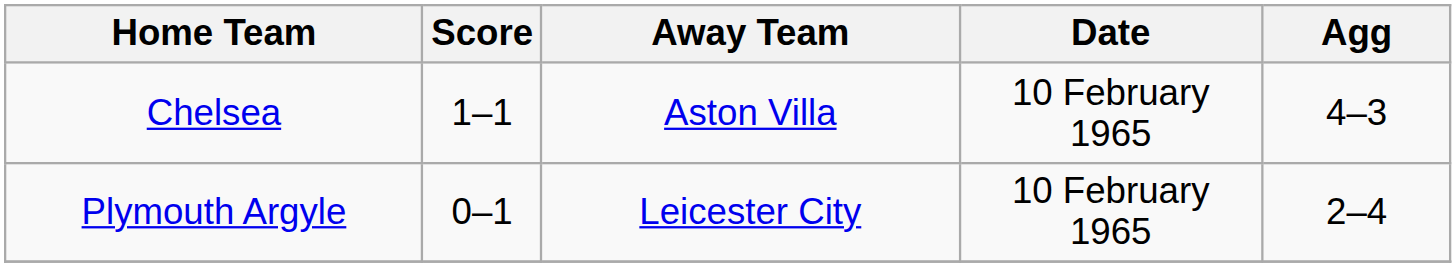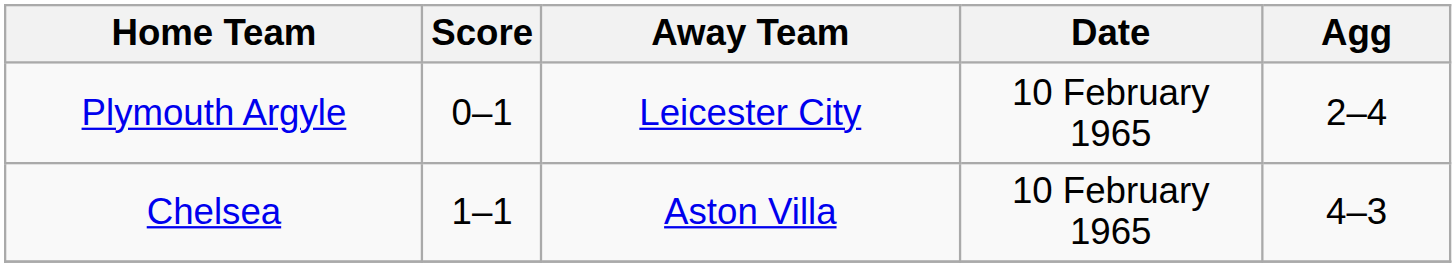rows swapped: (214, 112) <-> (214, 211)
